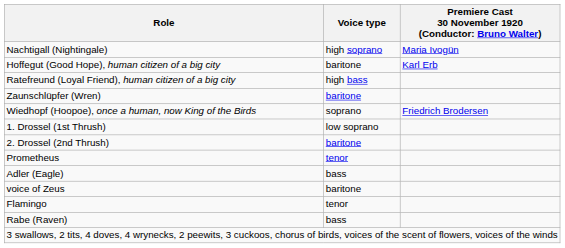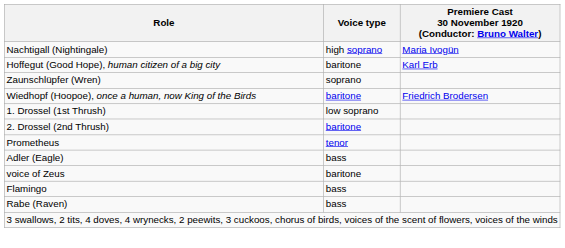- row: (121, 80)
(343, 96) baritone -> (343, 80) soprano
(343, 111) soprano -> (343, 96) baritone
(337, 204) tenor -> (336, 188) bass
